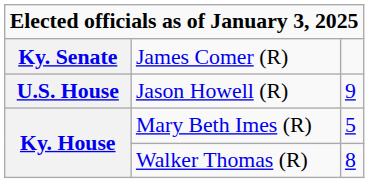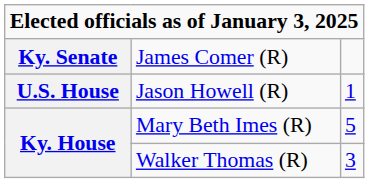(350, 90) 9 -> (350, 90) 1
(350, 159) 8 -> (350, 159) 3
